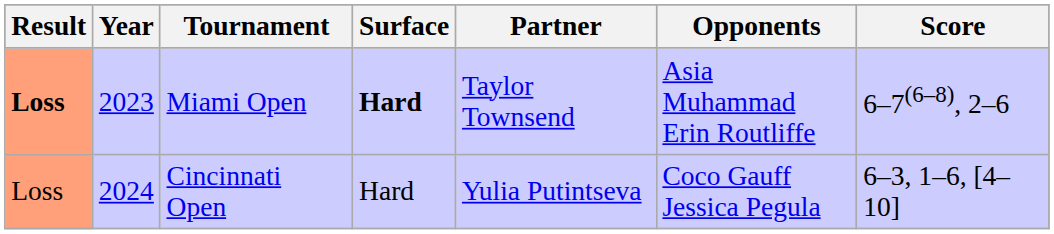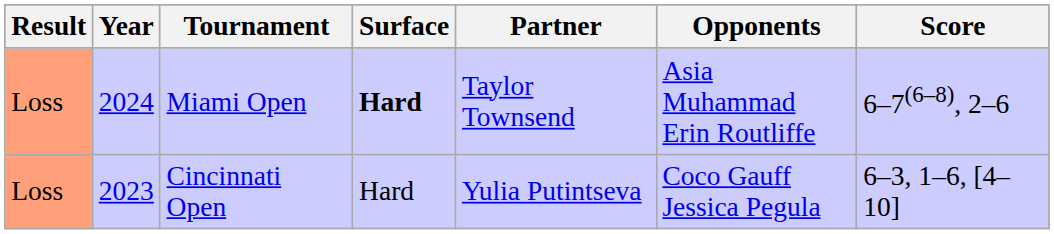(38, 100) bold -> (37, 100) normal
(126, 100) 2023 -> (126, 100) 2024
(126, 191) 2024 -> (126, 191) 2023
